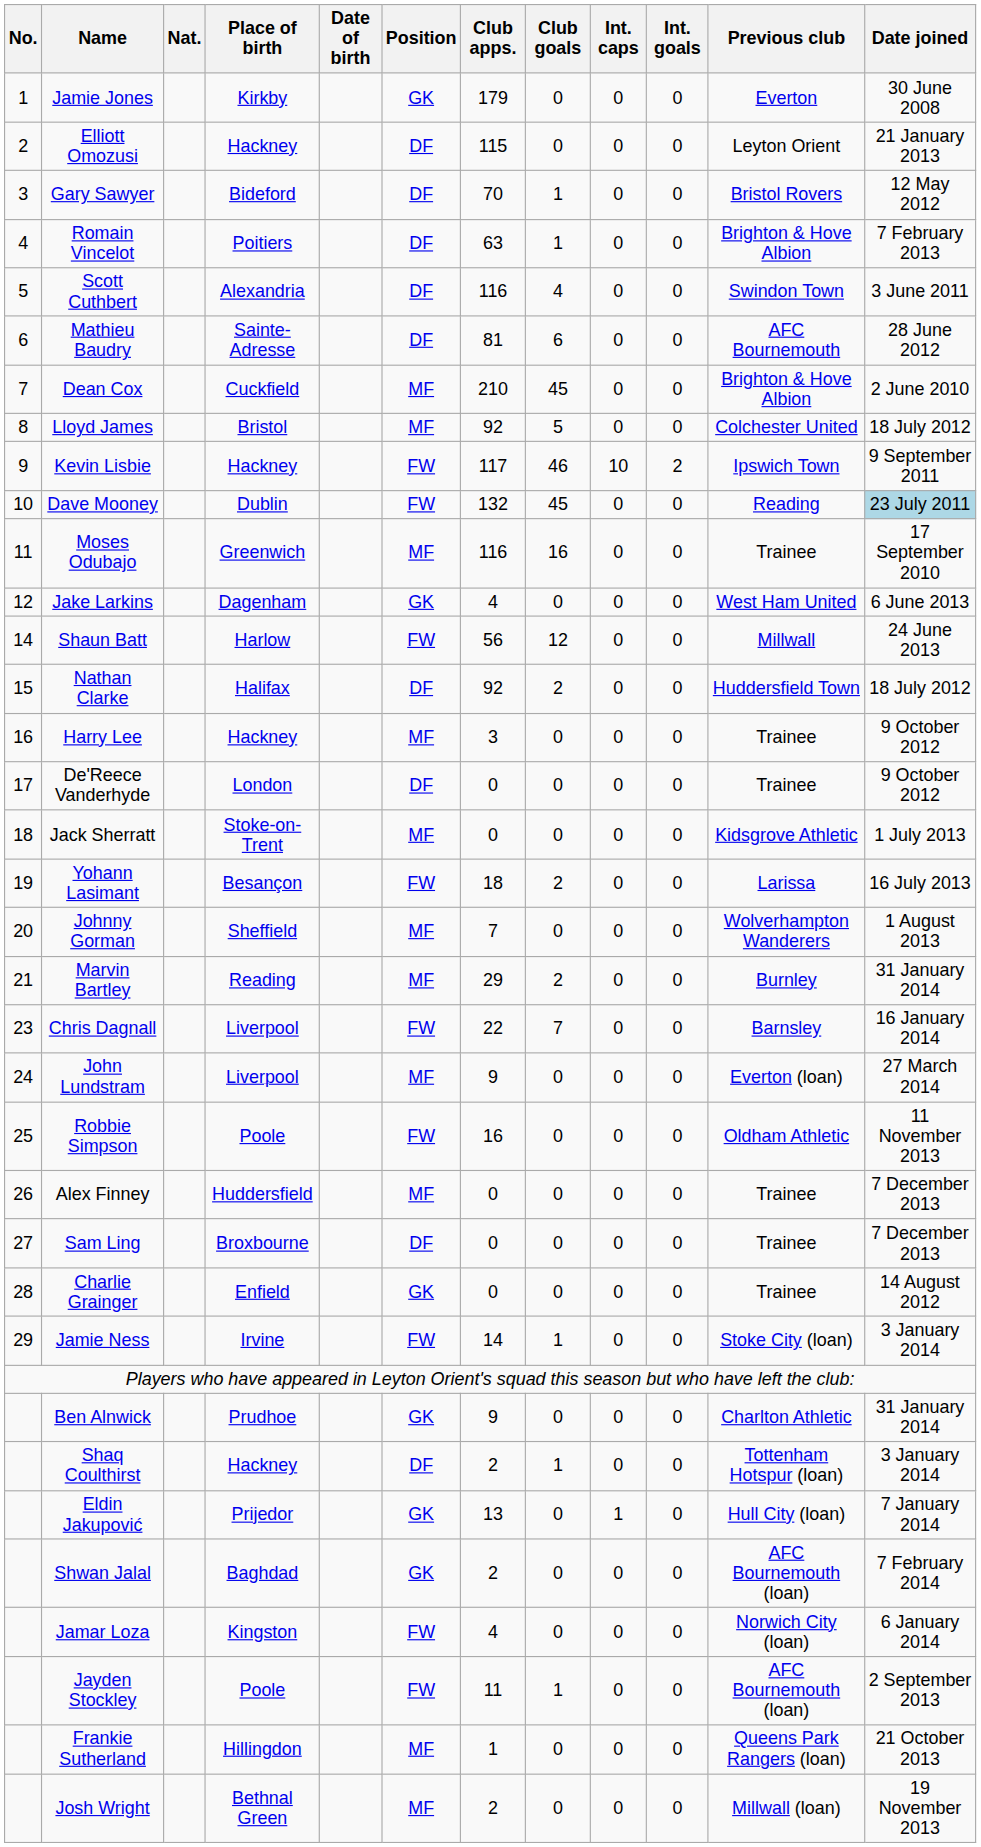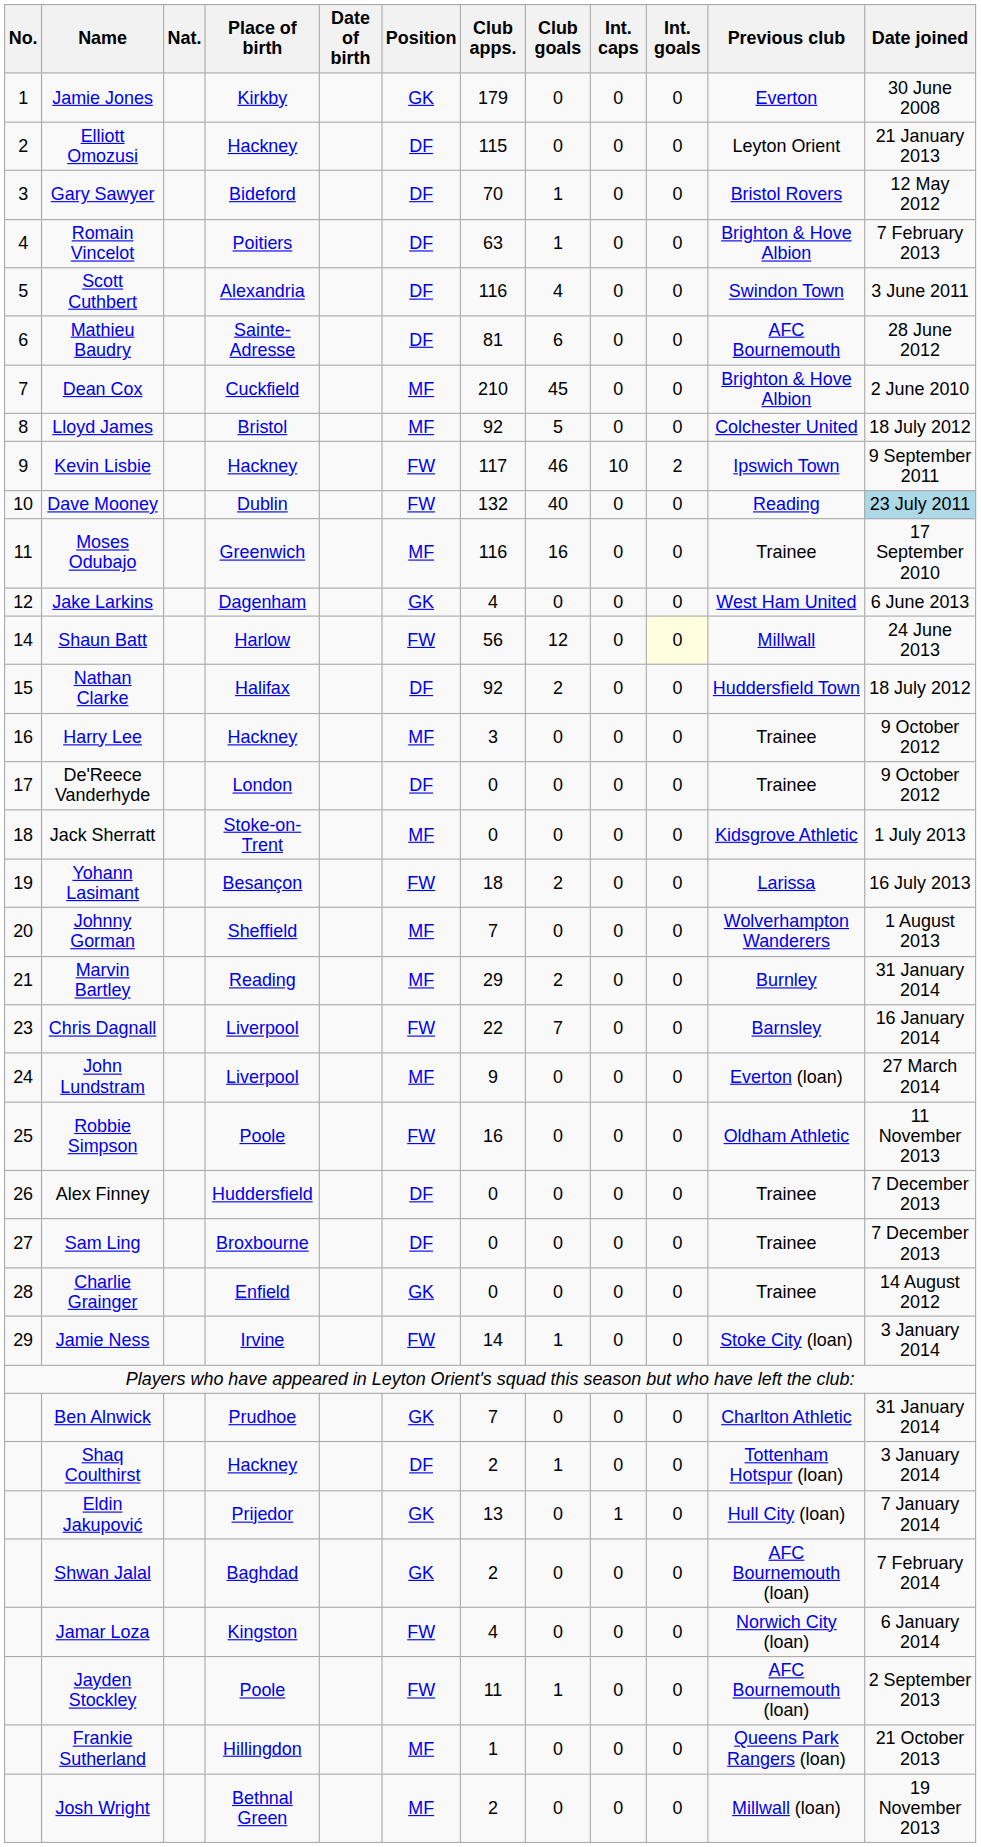(558, 504) 45 -> (558, 504) 40
(677, 640) no background -> (677, 640) lightyellow background
(421, 1194) MF -> (421, 1194) DF
(493, 1417) 9 -> (493, 1417) 7
